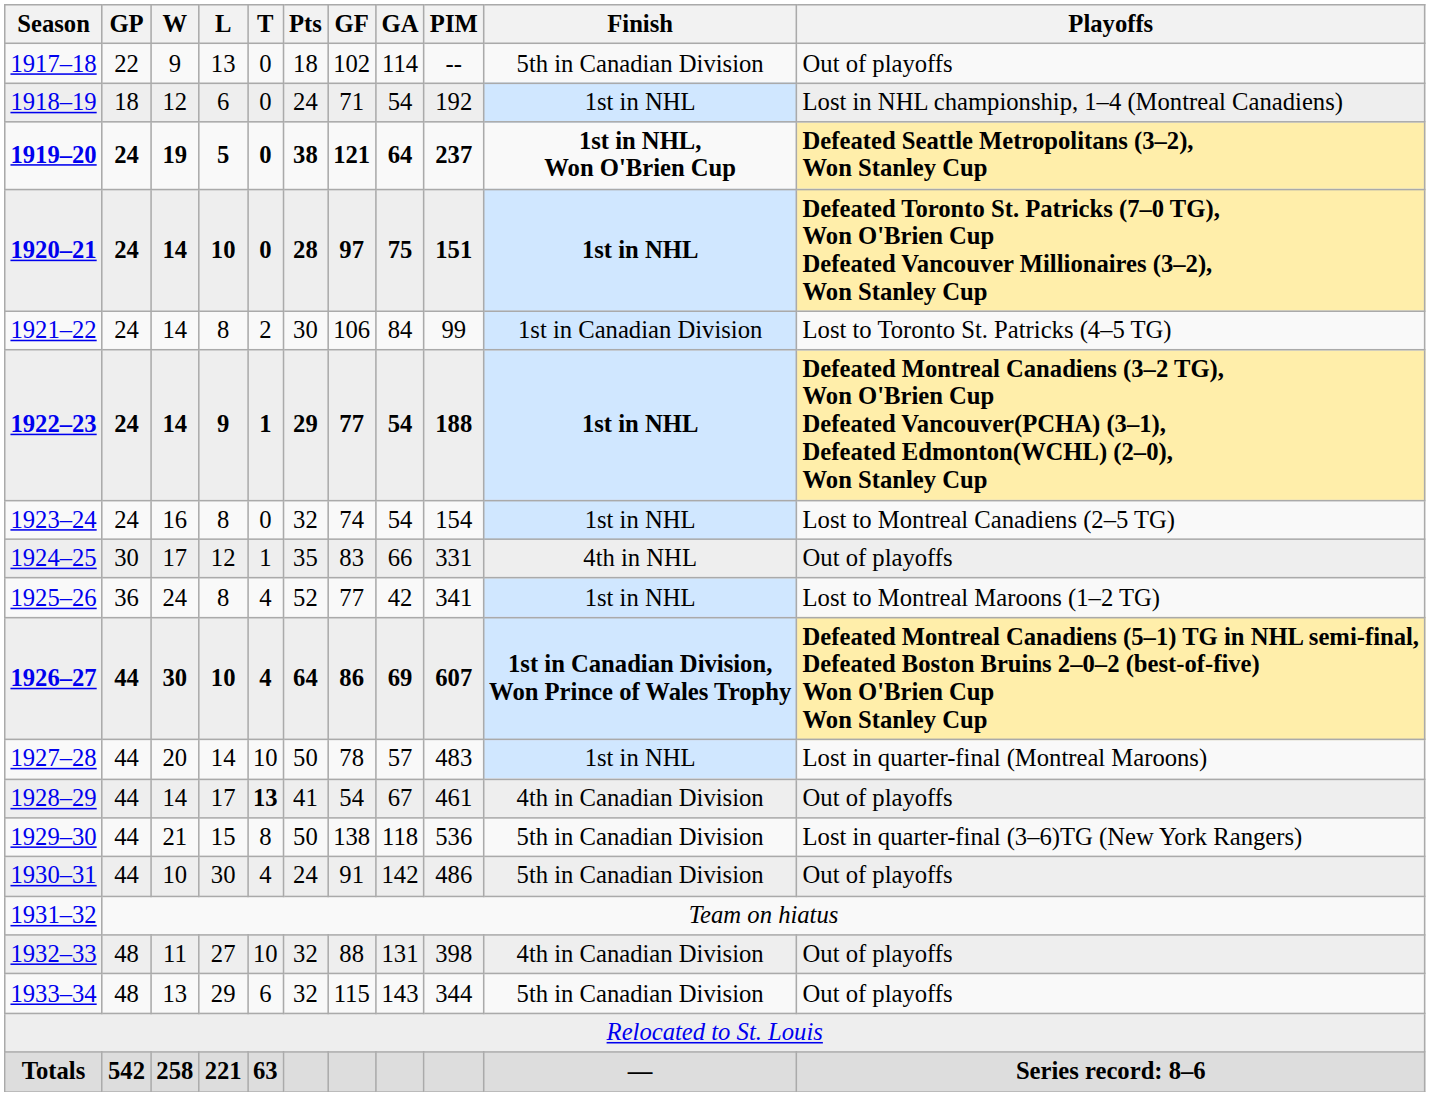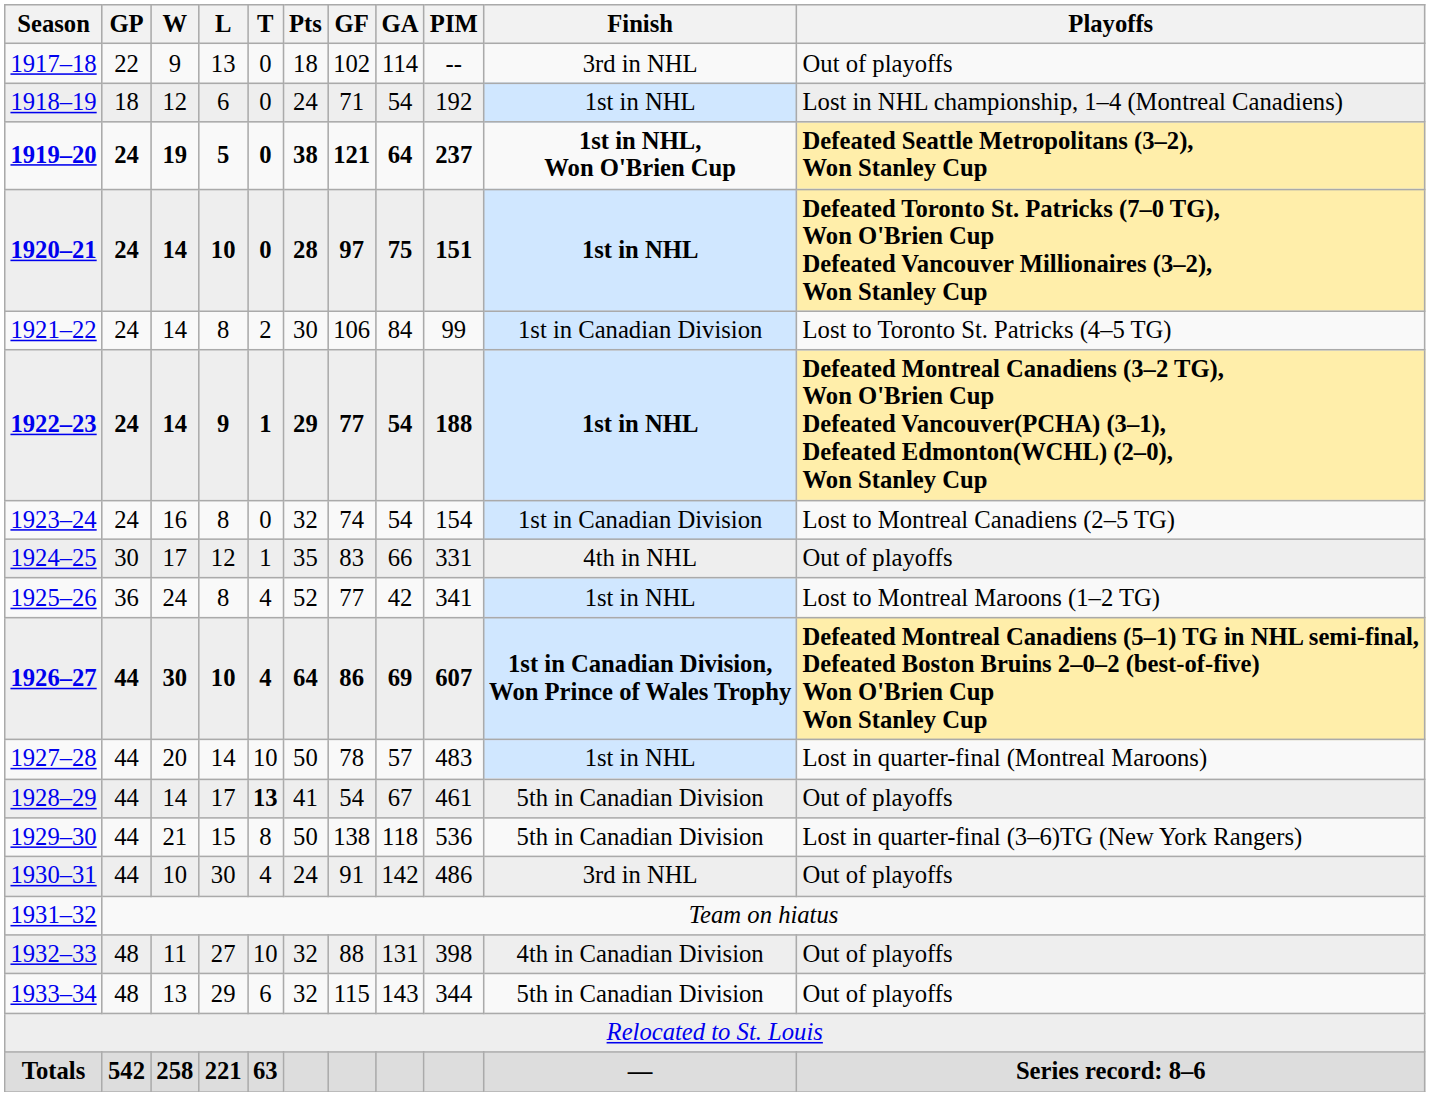(640, 63) 5th in Canadian Division -> (640, 63) 3rd in NHL
(640, 519) 1st in NHL -> (640, 519) 1st in Canadian Division
(640, 797) 4th in Canadian Division -> (640, 797) 5th in Canadian Division
(640, 876) 5th in Canadian Division -> (640, 876) 3rd in NHL
